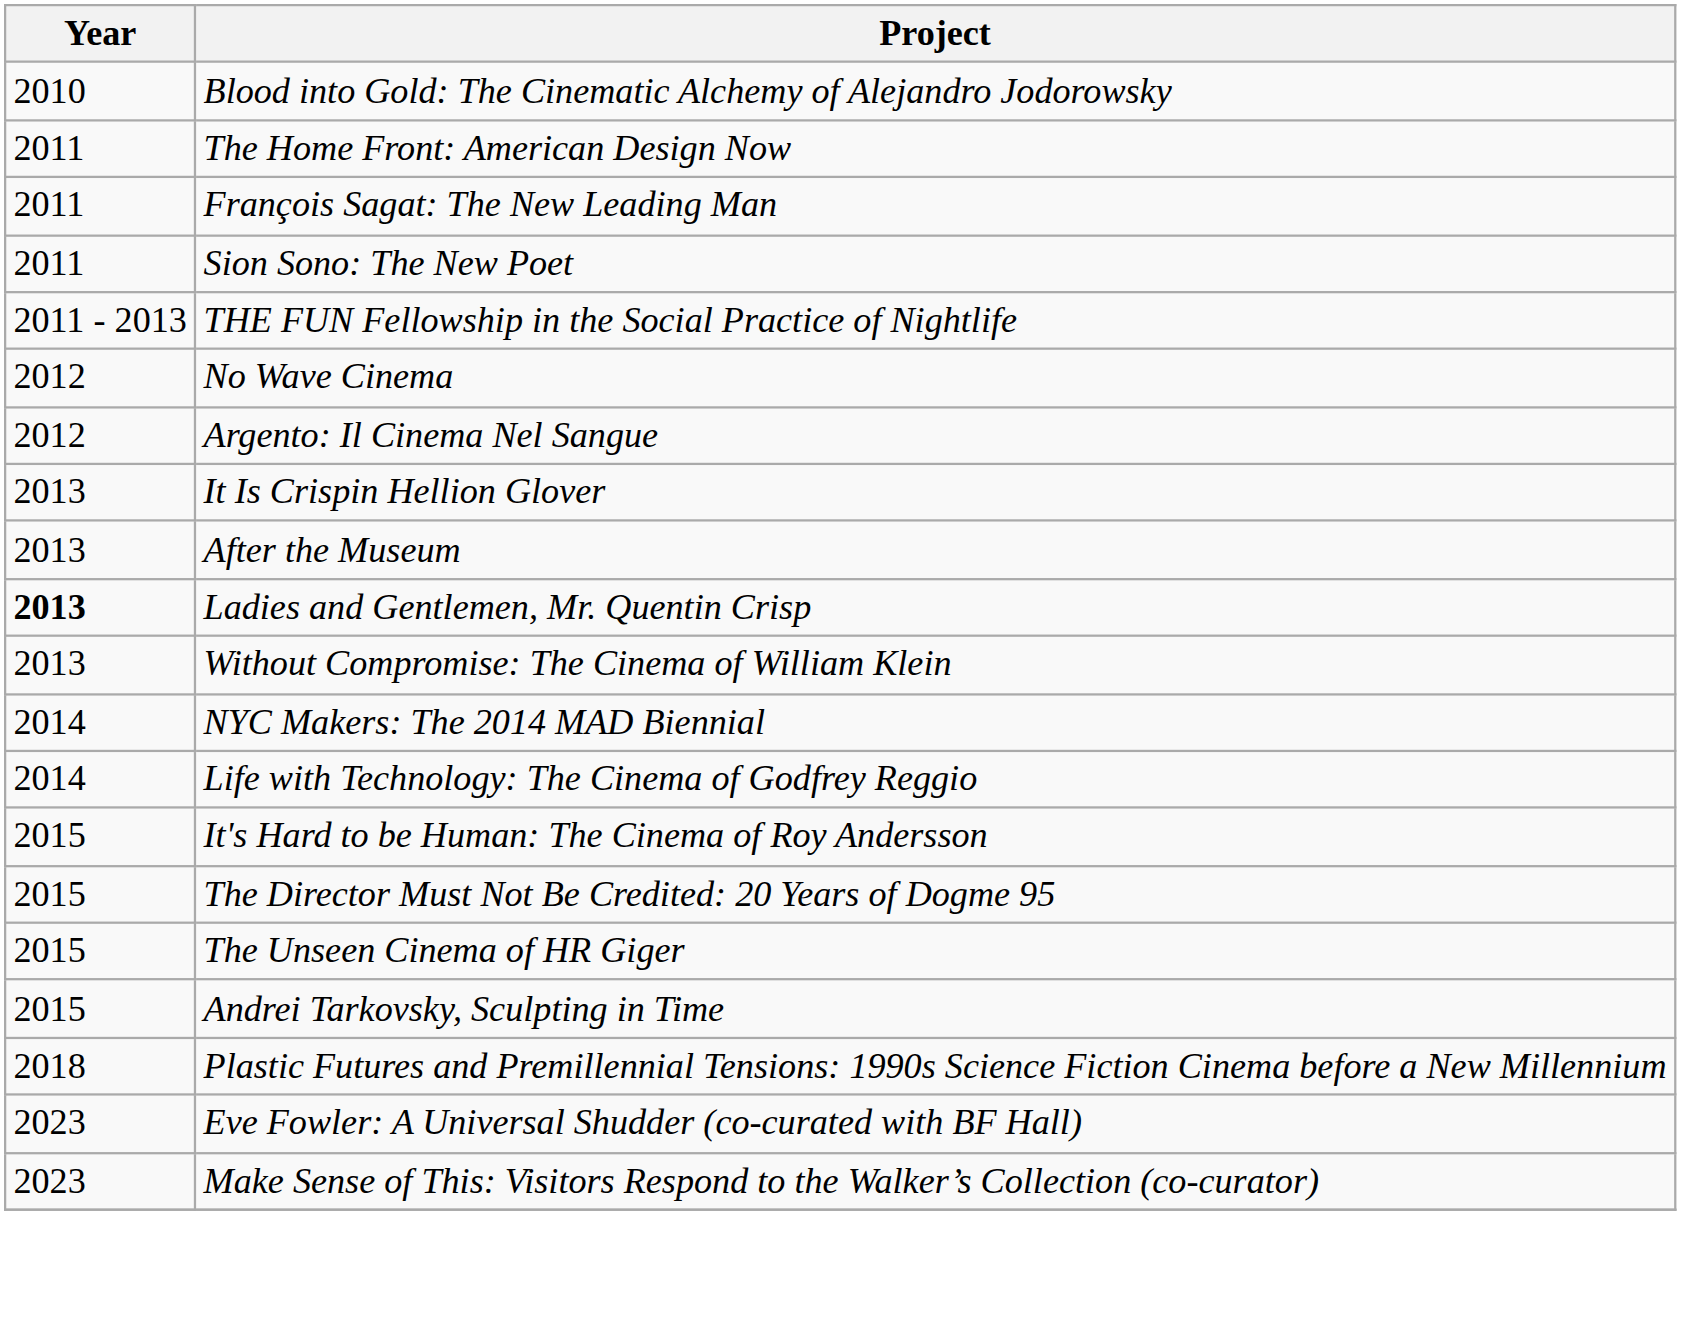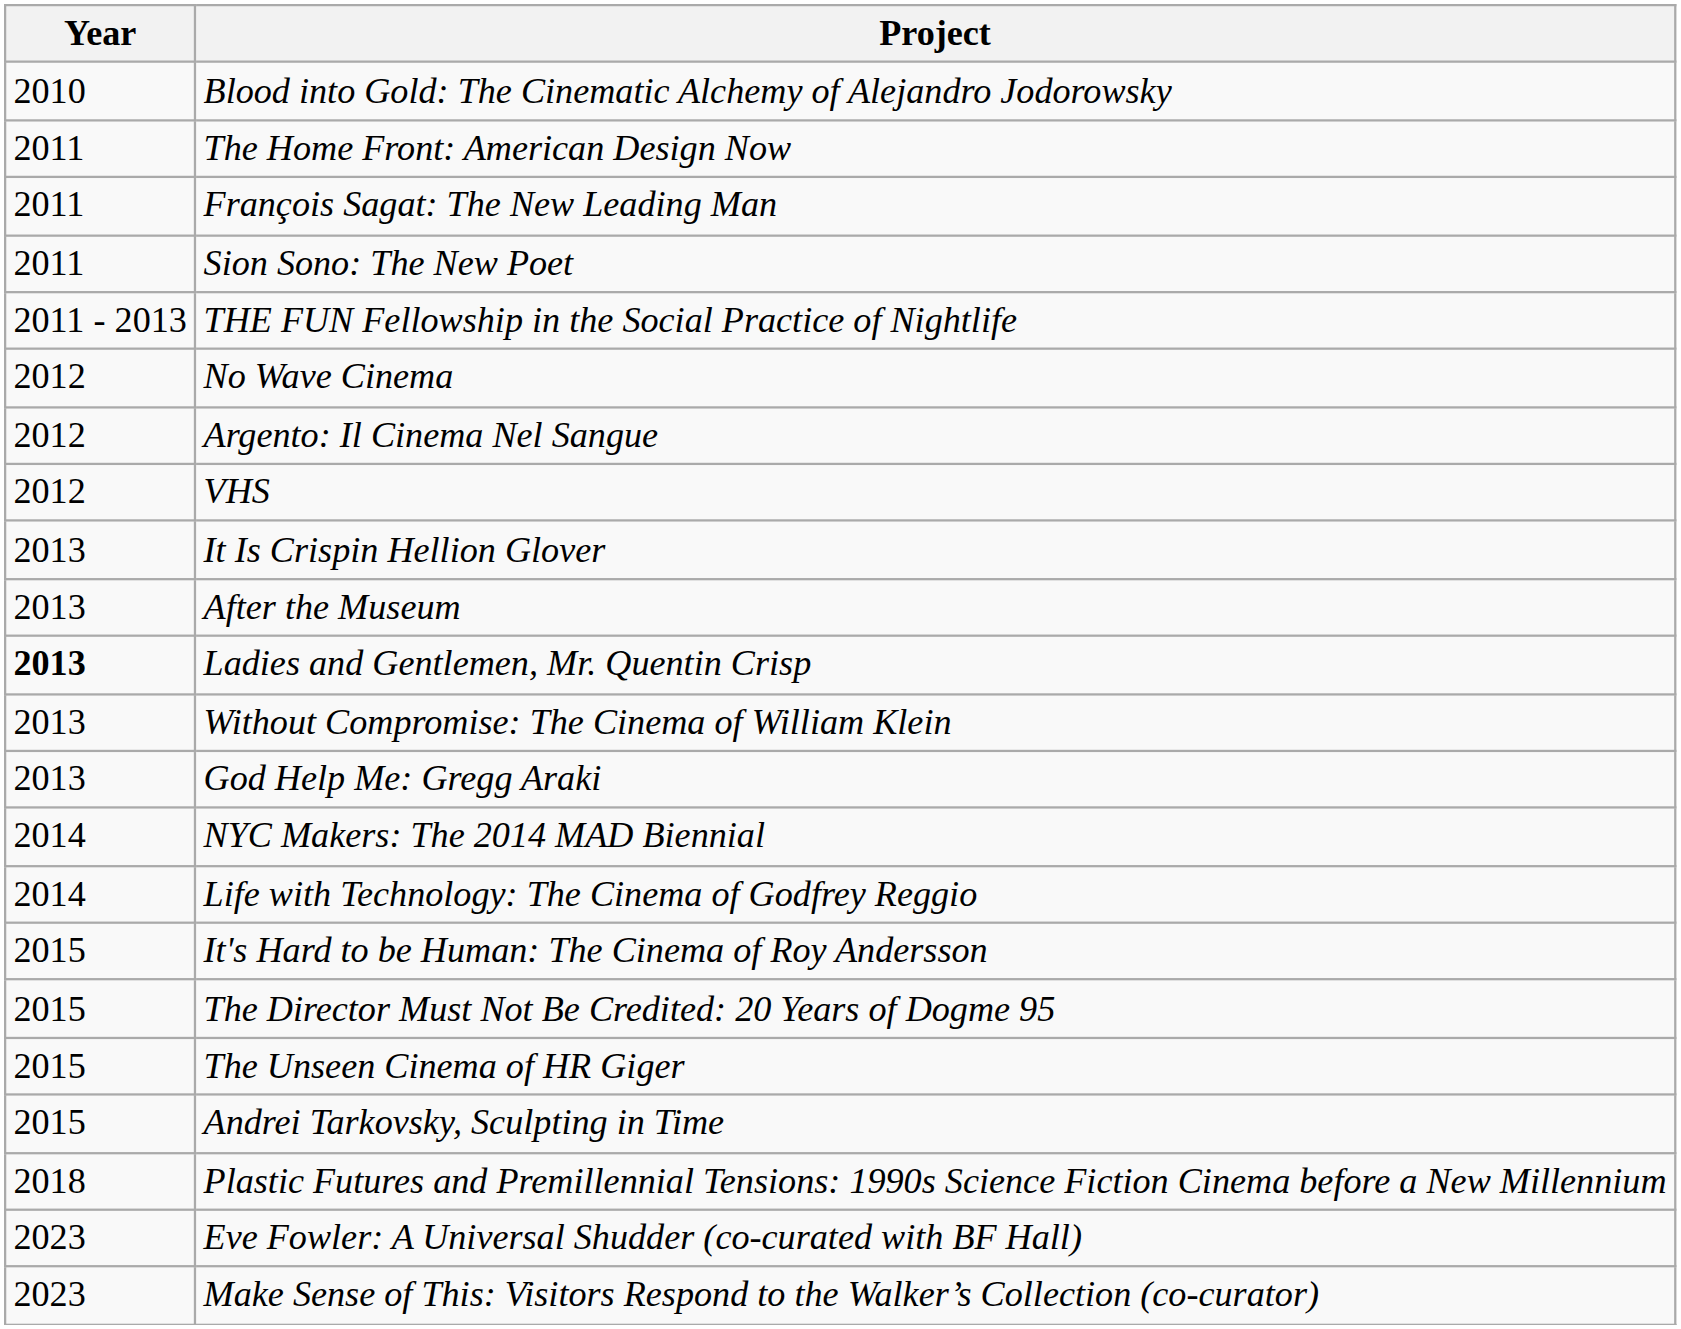+ row: (237, 491)
+ row: (402, 778)
